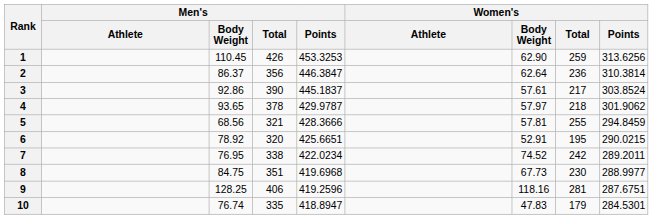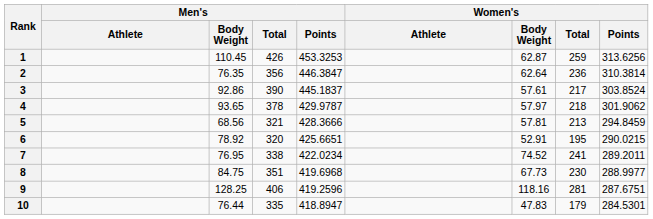(534, 57) 62.90 -> (534, 57) 62.87
(231, 73) 86.37 -> (231, 73) 76.35
(578, 123) 255 -> (578, 123) 213
(578, 156) 242 -> (578, 156) 241
(231, 205) 76.74 -> (231, 205) 76.44
